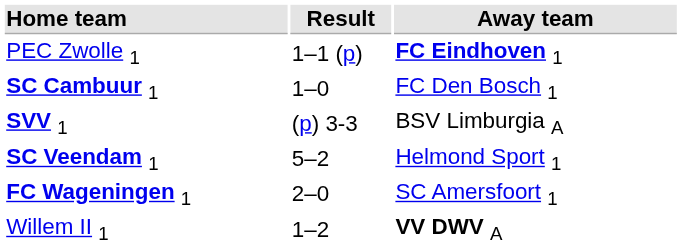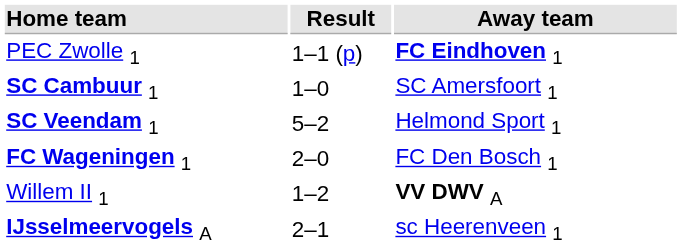(477, 88) FC Den Bosch 1 -> (477, 88) SC Amersfoort 1
- row: (37, 124)
(477, 194) SC Amersfoort 1 -> (477, 159) FC Den Bosch 1
+ row: (109, 230)
